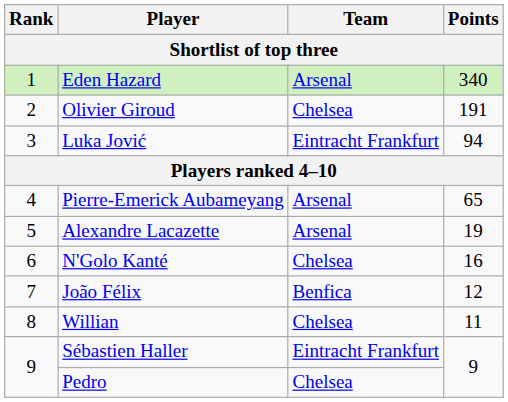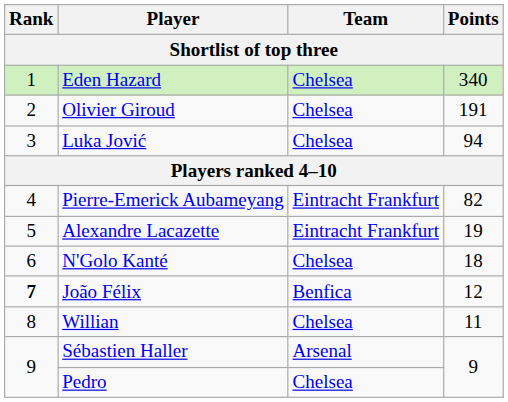(322, 79) Arsenal -> (323, 79) Chelsea
(366, 140) Eintracht Frankfurt -> (323, 140) Chelsea
(322, 200) Arsenal -> (366, 200) Eintracht Frankfurt
(473, 200) 65 -> (473, 200) 82
(322, 230) Arsenal -> (366, 230) Eintracht Frankfurt
(473, 261) 16 -> (473, 261) 18
(31, 291) normal -> (31, 291) bold
(366, 351) Eintracht Frankfurt -> (322, 351) Arsenal
